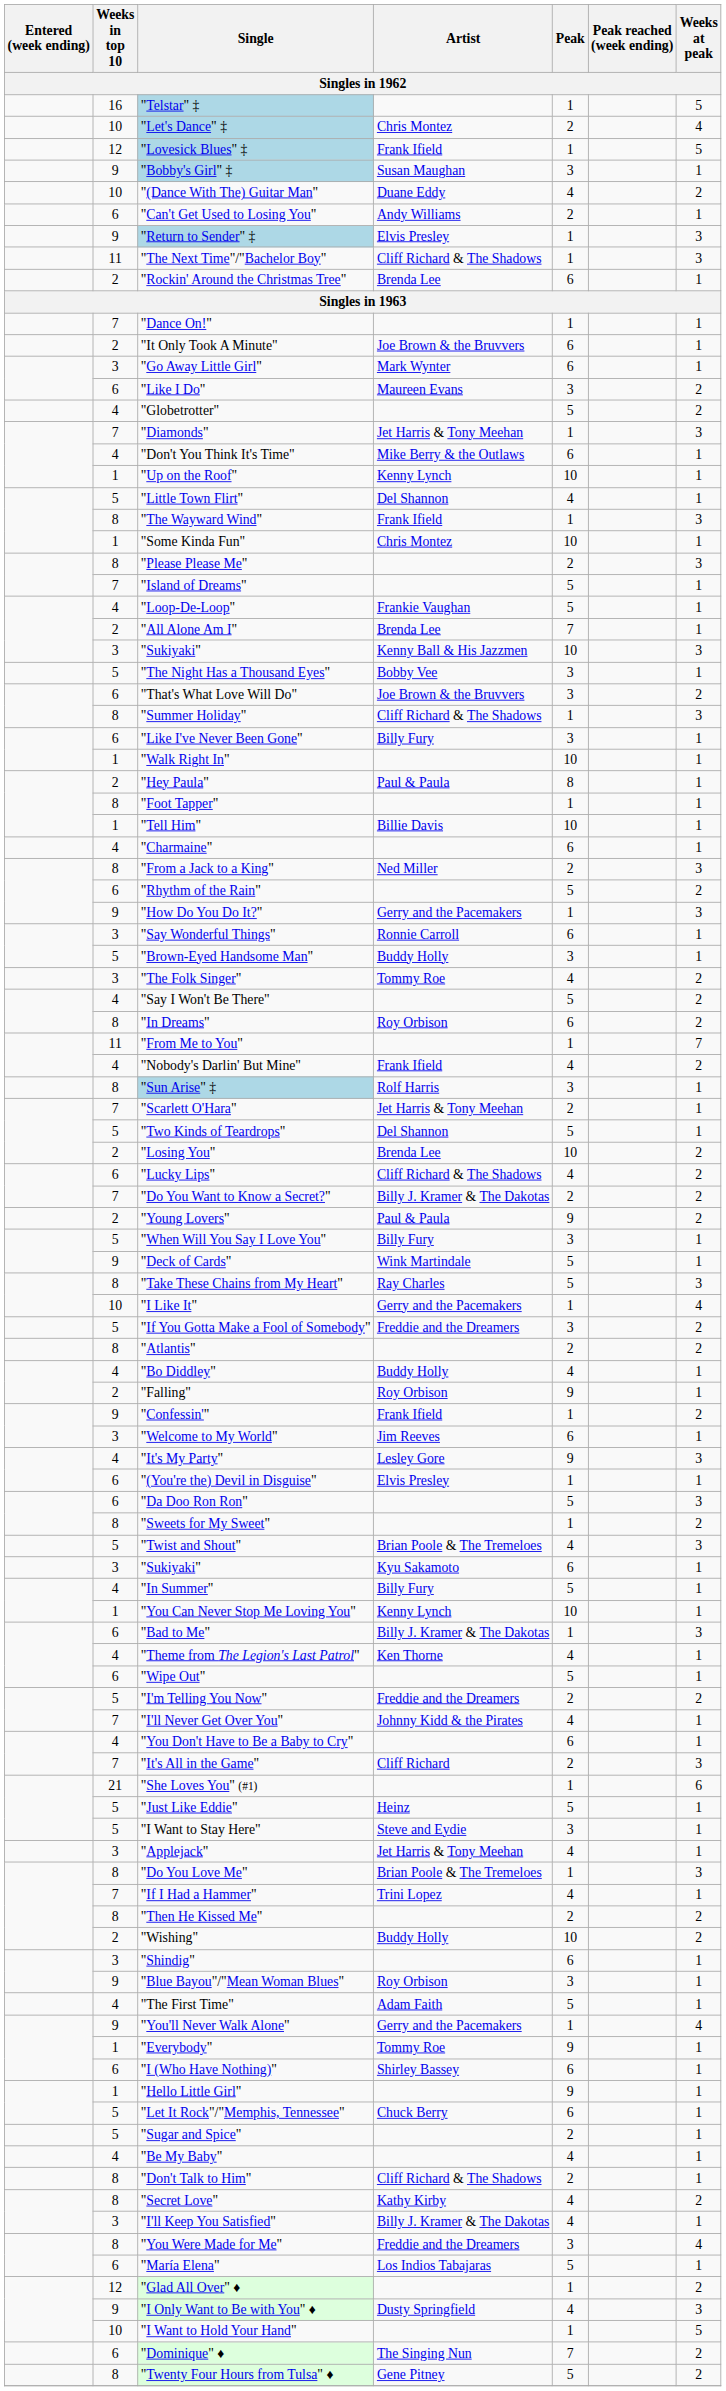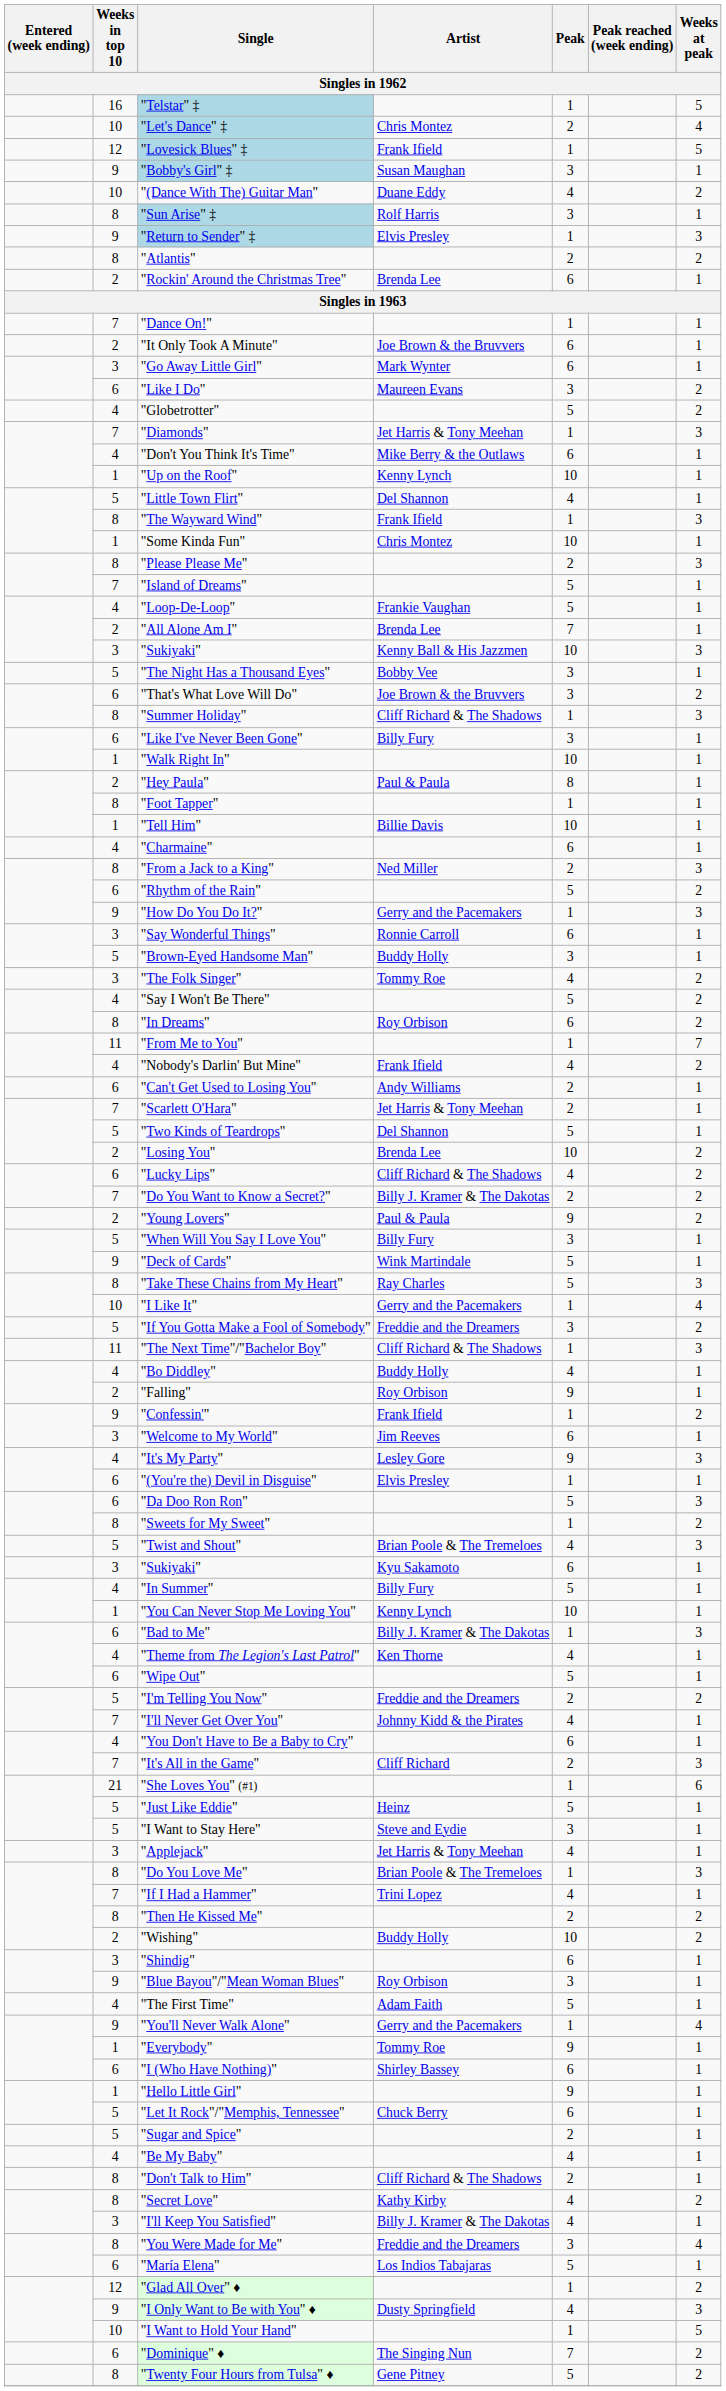rows swapped: (178, 1087) <-> (229, 214)
rows swapped: (234, 258) <-> (168, 1349)
